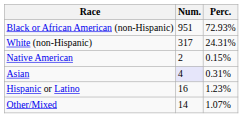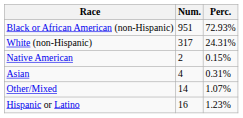(180, 74) lavender background -> (180, 74) no background
rows swapped: (32, 105) <-> (43, 89)
